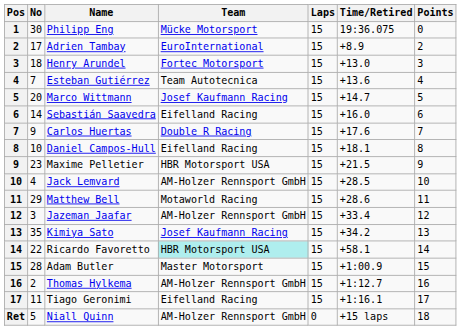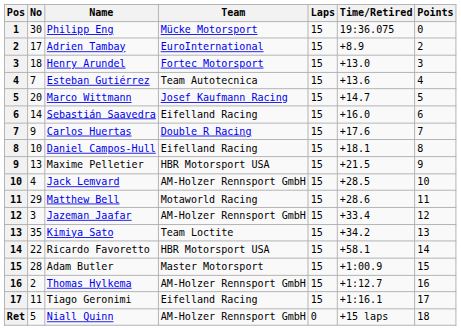(36, 165) 23 -> (36, 165) 13
(224, 232) Josef Kaufmann Racing -> (197, 232) Team Loctite
(215, 249) paleturquoise background -> (215, 249) no background
